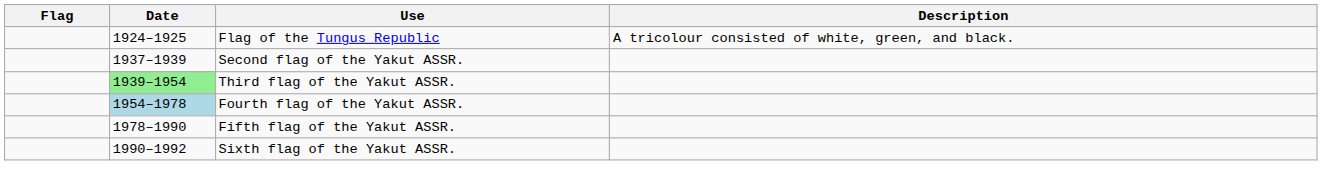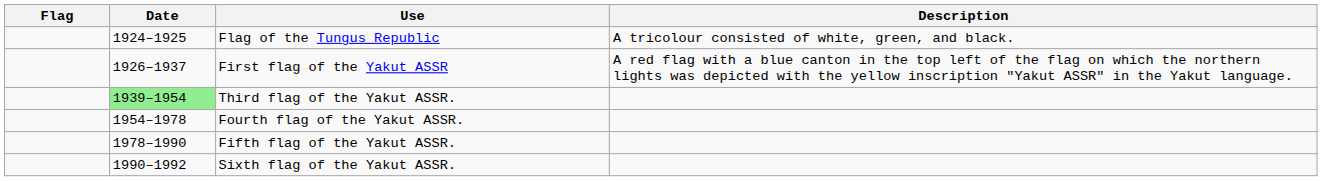+ row: (333, 68)
- row: (341, 60)
(150, 105) lightblue background -> (150, 120) no background
